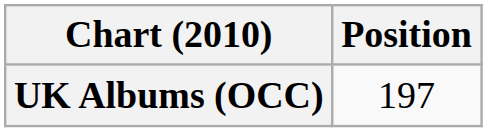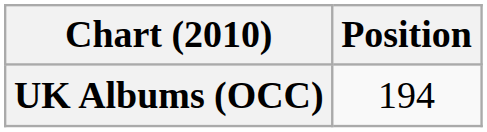(406, 94) 197 -> (406, 94) 194
